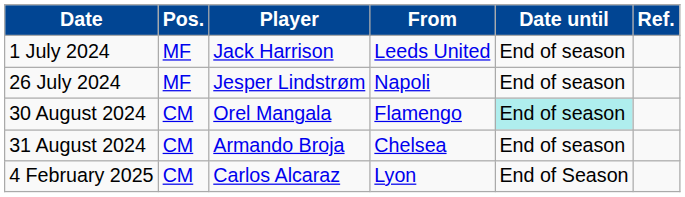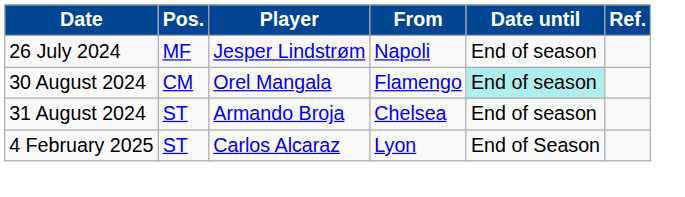- row: (59, 51)
(178, 144) CM -> (175, 113) ST
(178, 176) CM -> (175, 144) ST
